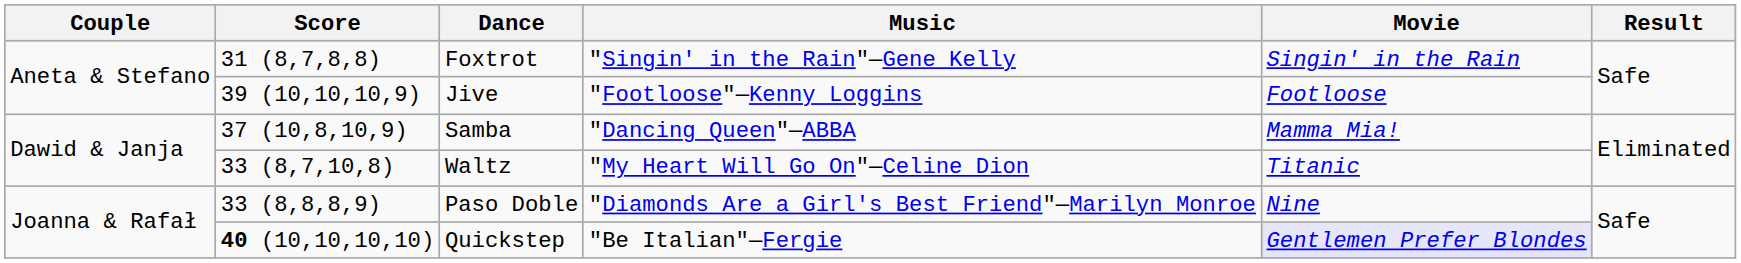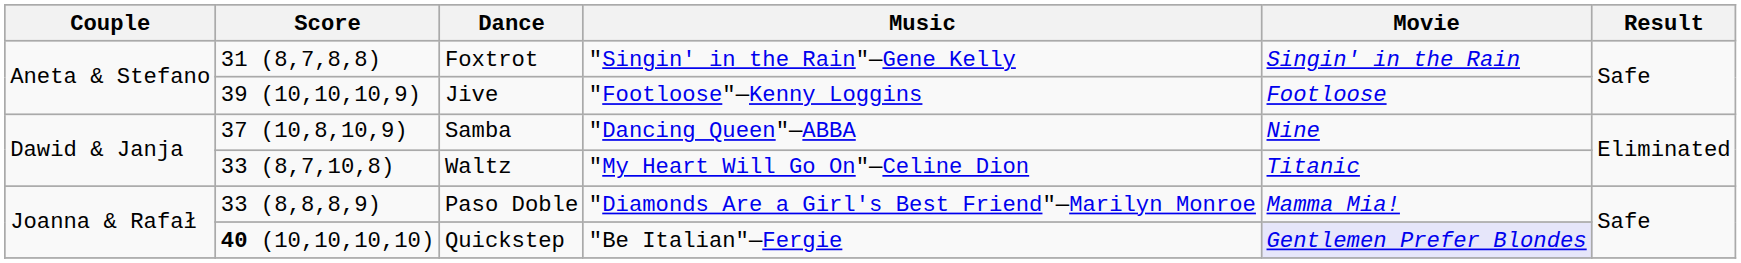(1333, 132) Mamma Mia! -> (1293, 132) Nine
(1293, 204) Nine -> (1333, 204) Mamma Mia!
